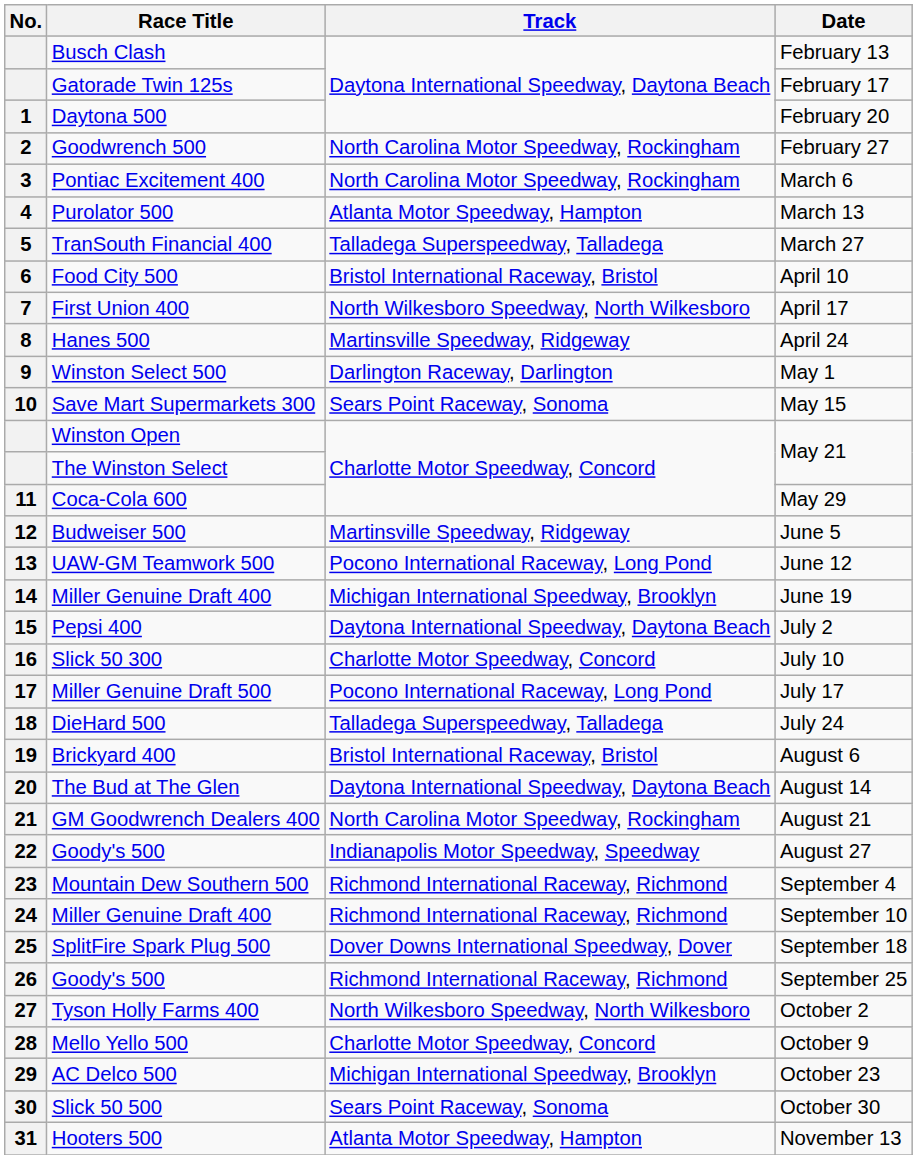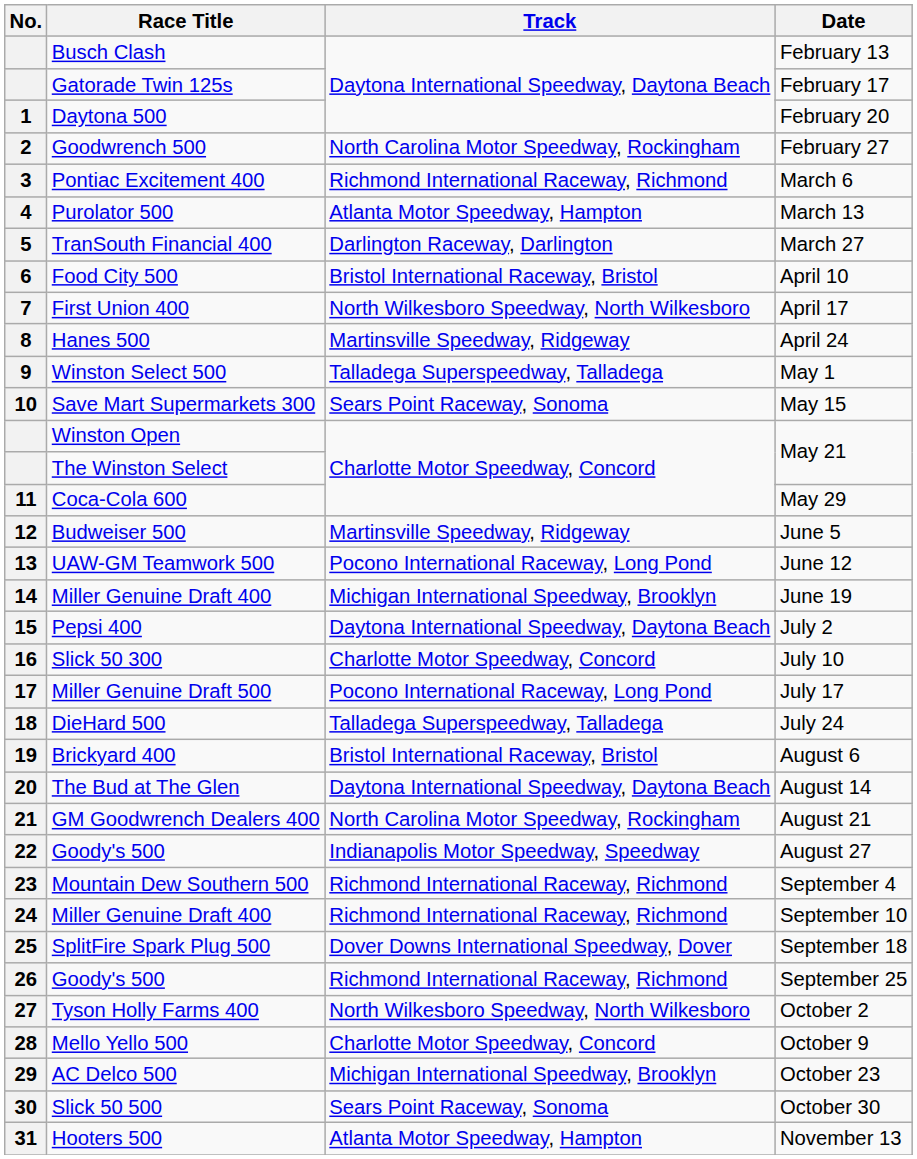(535, 180) North Carolina Motor Speedway, Rockingham -> (528, 180) Richmond International Raceway, Richmond
(496, 244) Talladega Superspeedway, Talladega -> (471, 244) Darlington Raceway, Darlington
(471, 372) Darlington Raceway, Darlington -> (496, 372) Talladega Superspeedway, Talladega
